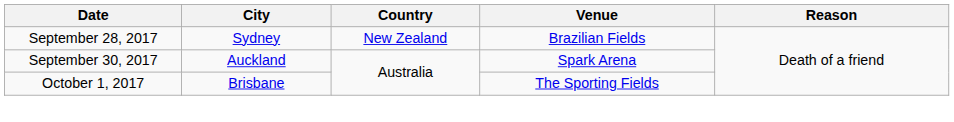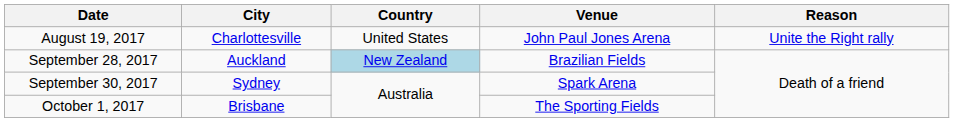+ row: (93, 38)
(256, 38) Sydney -> (256, 60) Auckland
(405, 38) no background -> (405, 60) lightblue background
(256, 60) Auckland -> (256, 83) Sydney
